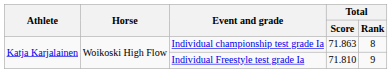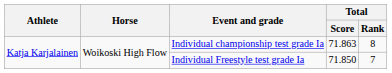(342, 60) 71.810 -> (342, 60) 71.850
(373, 60) 9 -> (373, 60) 7
